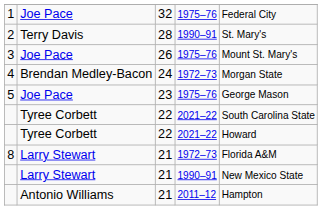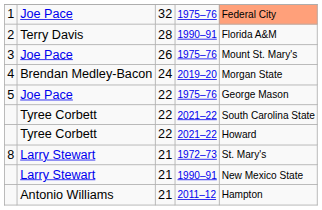(249, 14) no background -> (249, 14) lightsalmon background
(244, 34) St. Mary's -> (249, 34) Florida A&M
(197, 75) 1972–73 -> (197, 75) 2019–20
(165, 94) 23 -> (165, 94) 22
(249, 155) Florida A&M -> (244, 155) St. Mary's
